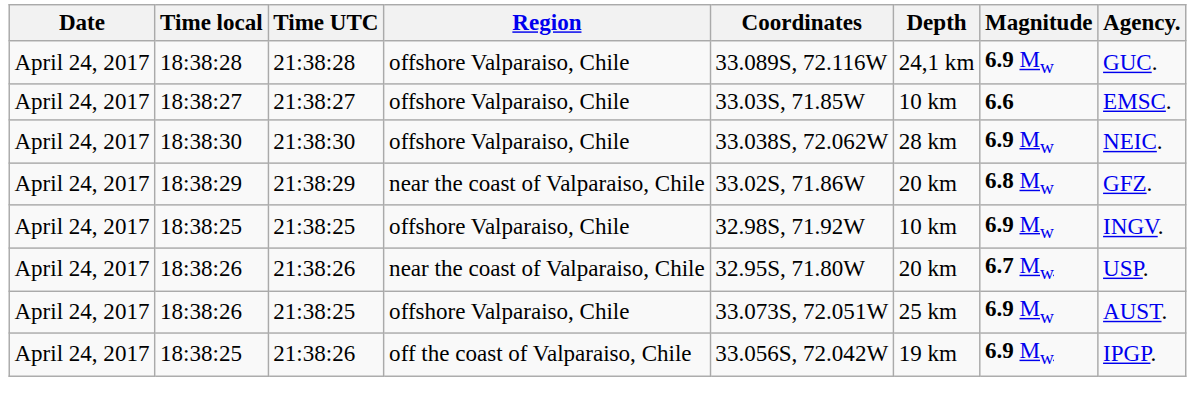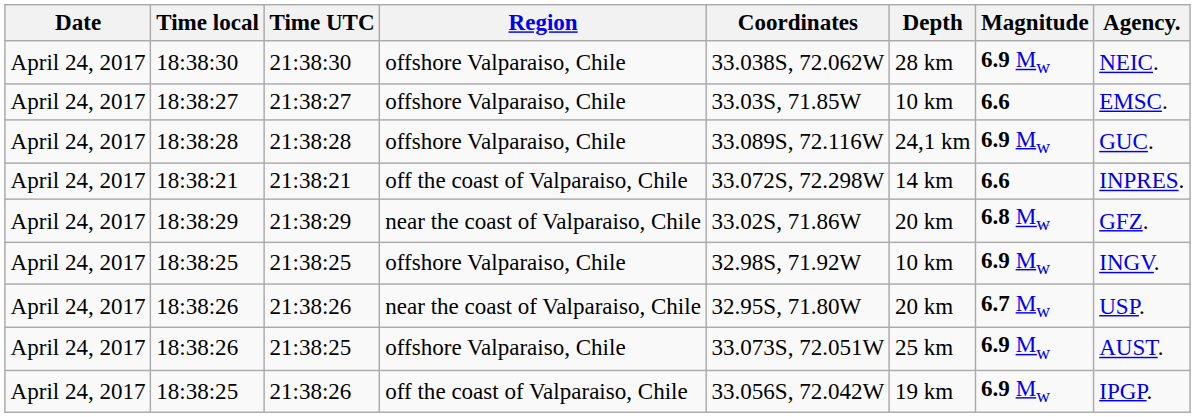rows swapped: (201, 62) <-> (201, 141)
+ row: (197, 180)
